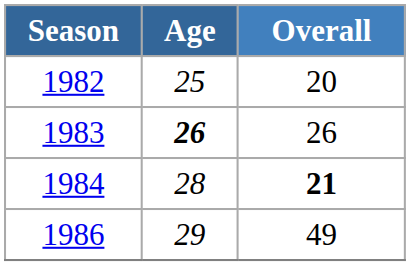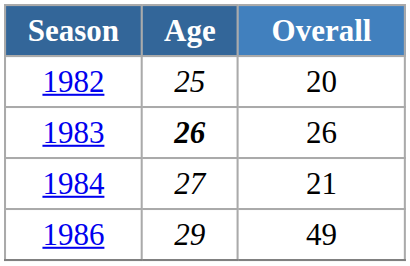(190, 183) 28 -> (190, 183) 27
(322, 183) bold -> (322, 183) normal
